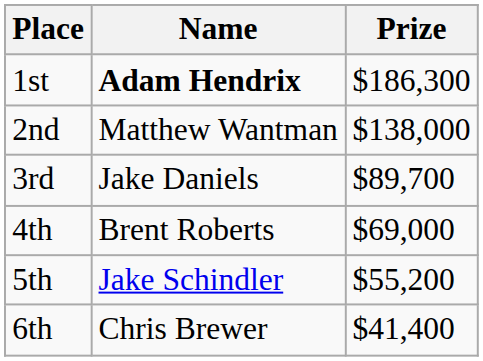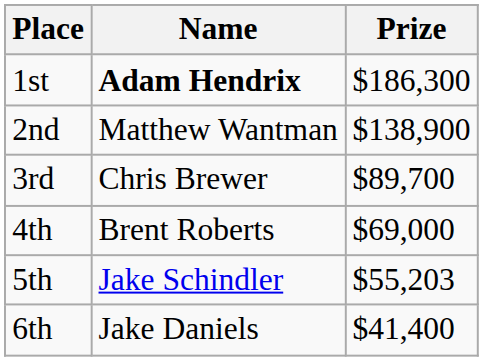(412, 129) $138,000 -> (412, 129) $138,900
(179, 179) Jake Daniels -> (183, 179) Chris Brewer
(404, 279) $55,200 -> (404, 279) $55,203
(183, 329) Chris Brewer -> (179, 329) Jake Daniels
